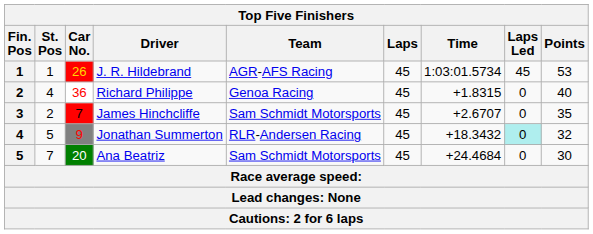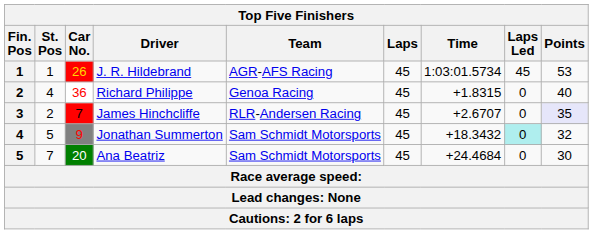(305, 114) Sam Schmidt Motorsports -> (295, 114) RLR-Andersen Racing
(565, 114) no background -> (565, 114) lavender background
(295, 135) RLR-Andersen Racing -> (305, 135) Sam Schmidt Motorsports
